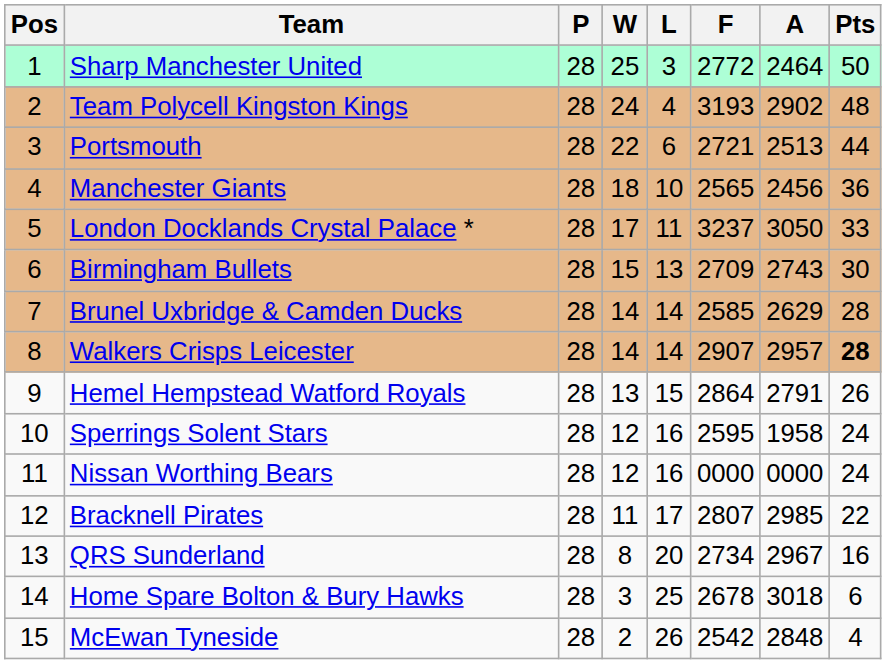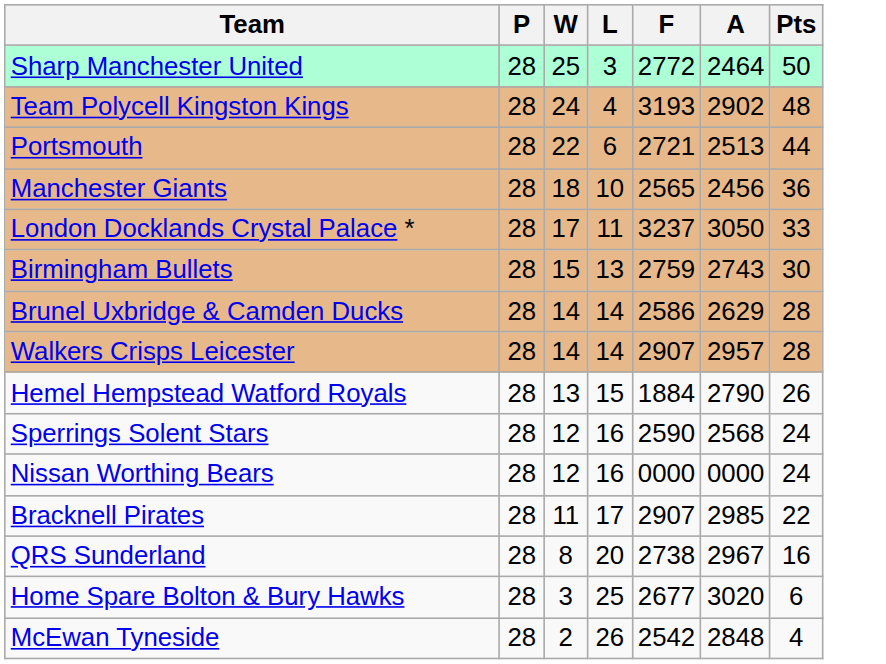- column: (34, 24)
(726, 270) 2709 -> (666, 270) 2759
(726, 310) 2585 -> (666, 310) 2586
(855, 351) bold -> (796, 351) normal
(726, 392) 2864 -> (666, 392) 1884
(795, 392) 2791 -> (736, 392) 2790
(726, 433) 2595 -> (666, 433) 2590
(795, 433) 1958 -> (736, 433) 2568
(726, 515) 2807 -> (666, 515) 2907
(726, 556) 2734 -> (666, 556) 2738
(726, 596) 2678 -> (666, 596) 2677
(795, 596) 3018 -> (736, 596) 3020
